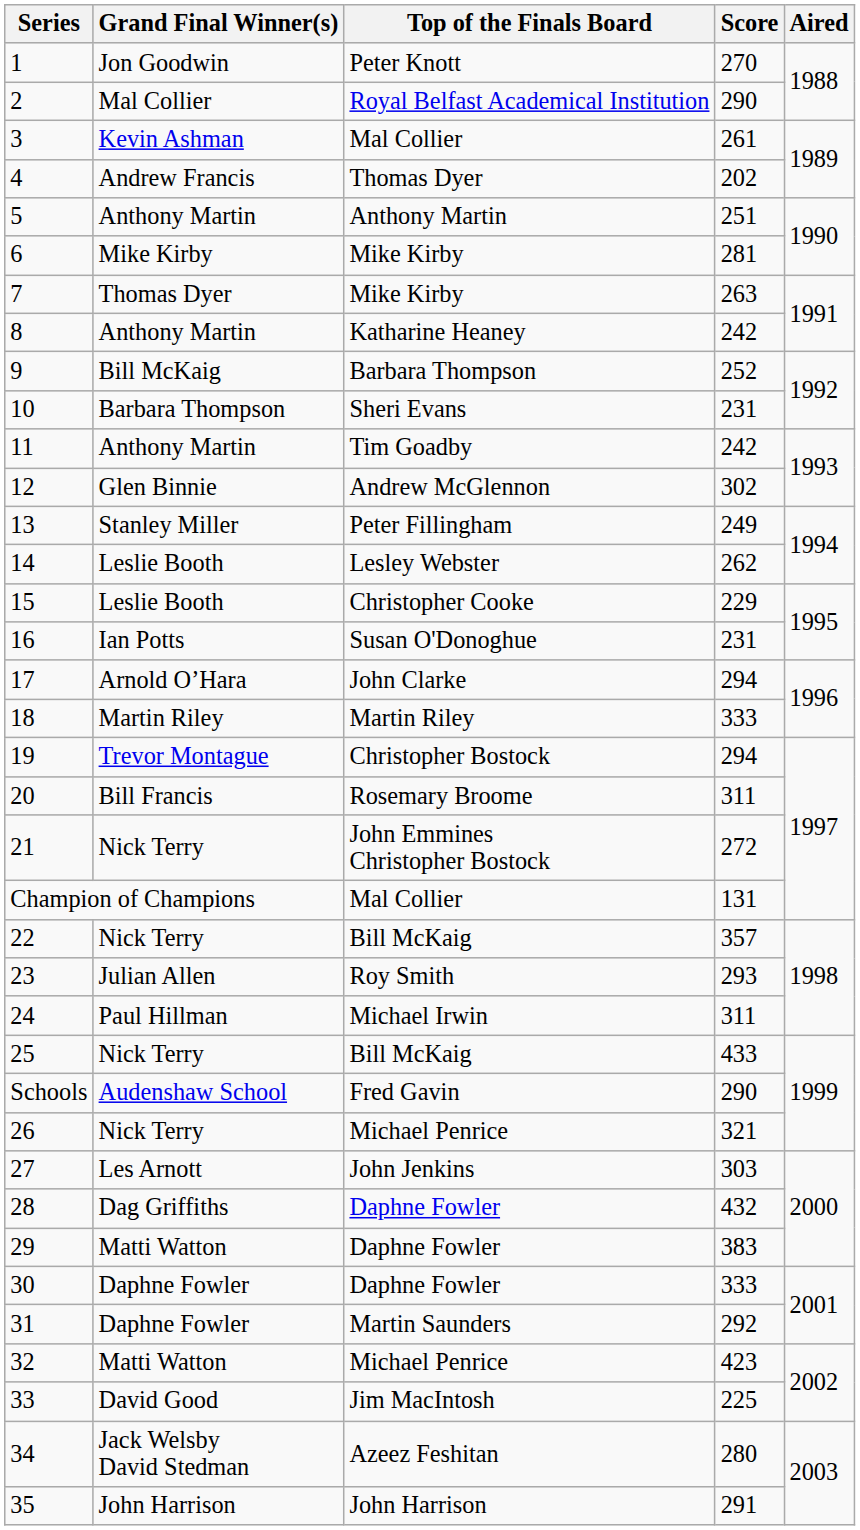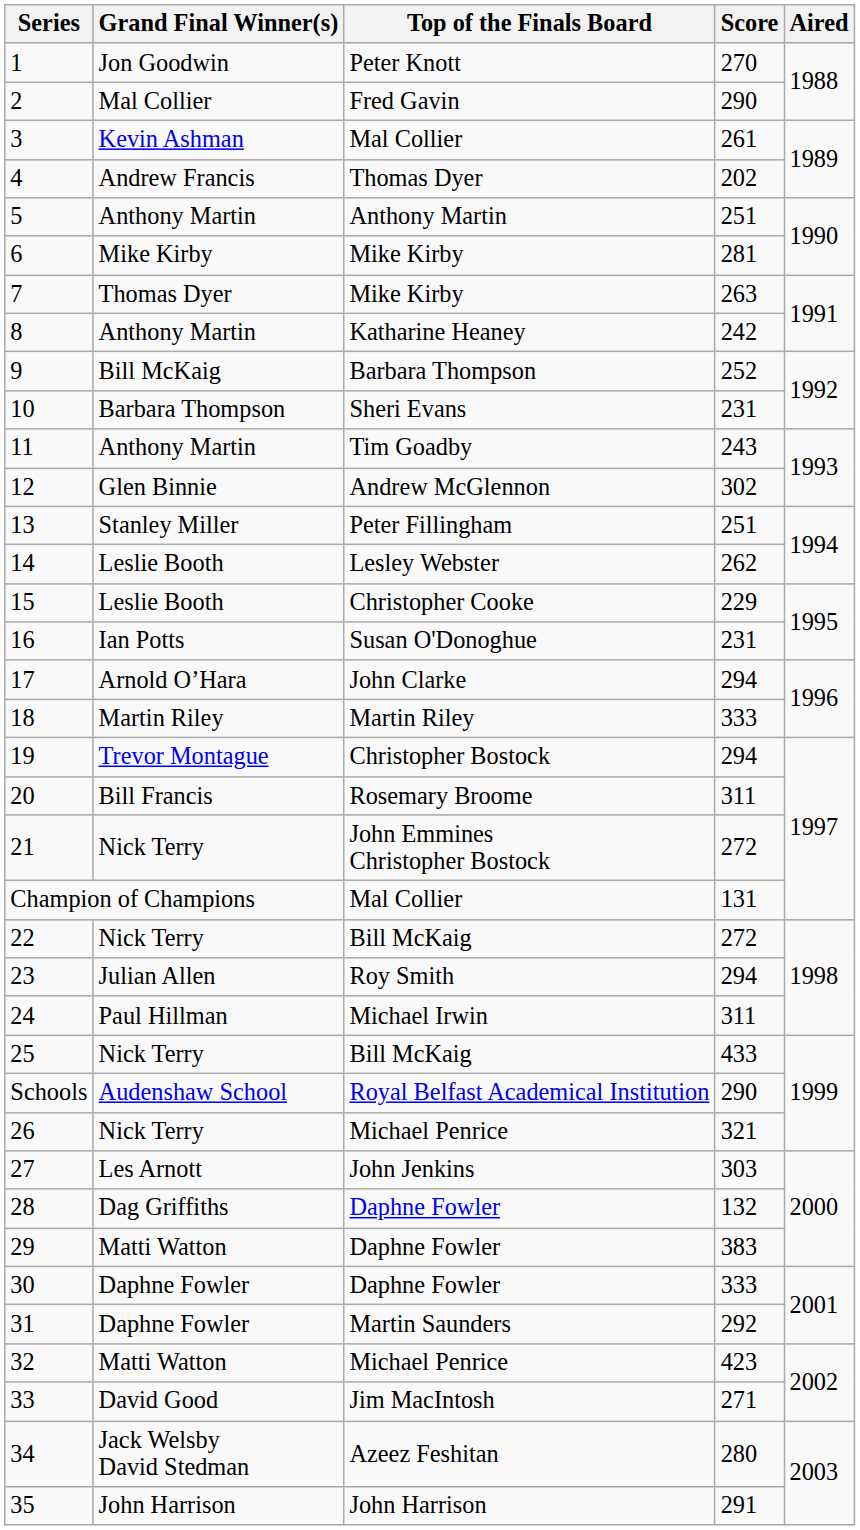(529, 100) Royal Belfast Academical Institution -> (404, 100) Fred Gavin
(739, 448) 242 -> (739, 448) 243
(739, 525) 249 -> (739, 525) 251
(739, 938) 357 -> (739, 938) 272
(739, 976) 293 -> (739, 976) 294
(404, 1092) Fred Gavin -> (529, 1092) Royal Belfast Academical Institution
(739, 1208) 432 -> (739, 1208) 132
(739, 1401) 225 -> (739, 1401) 271
